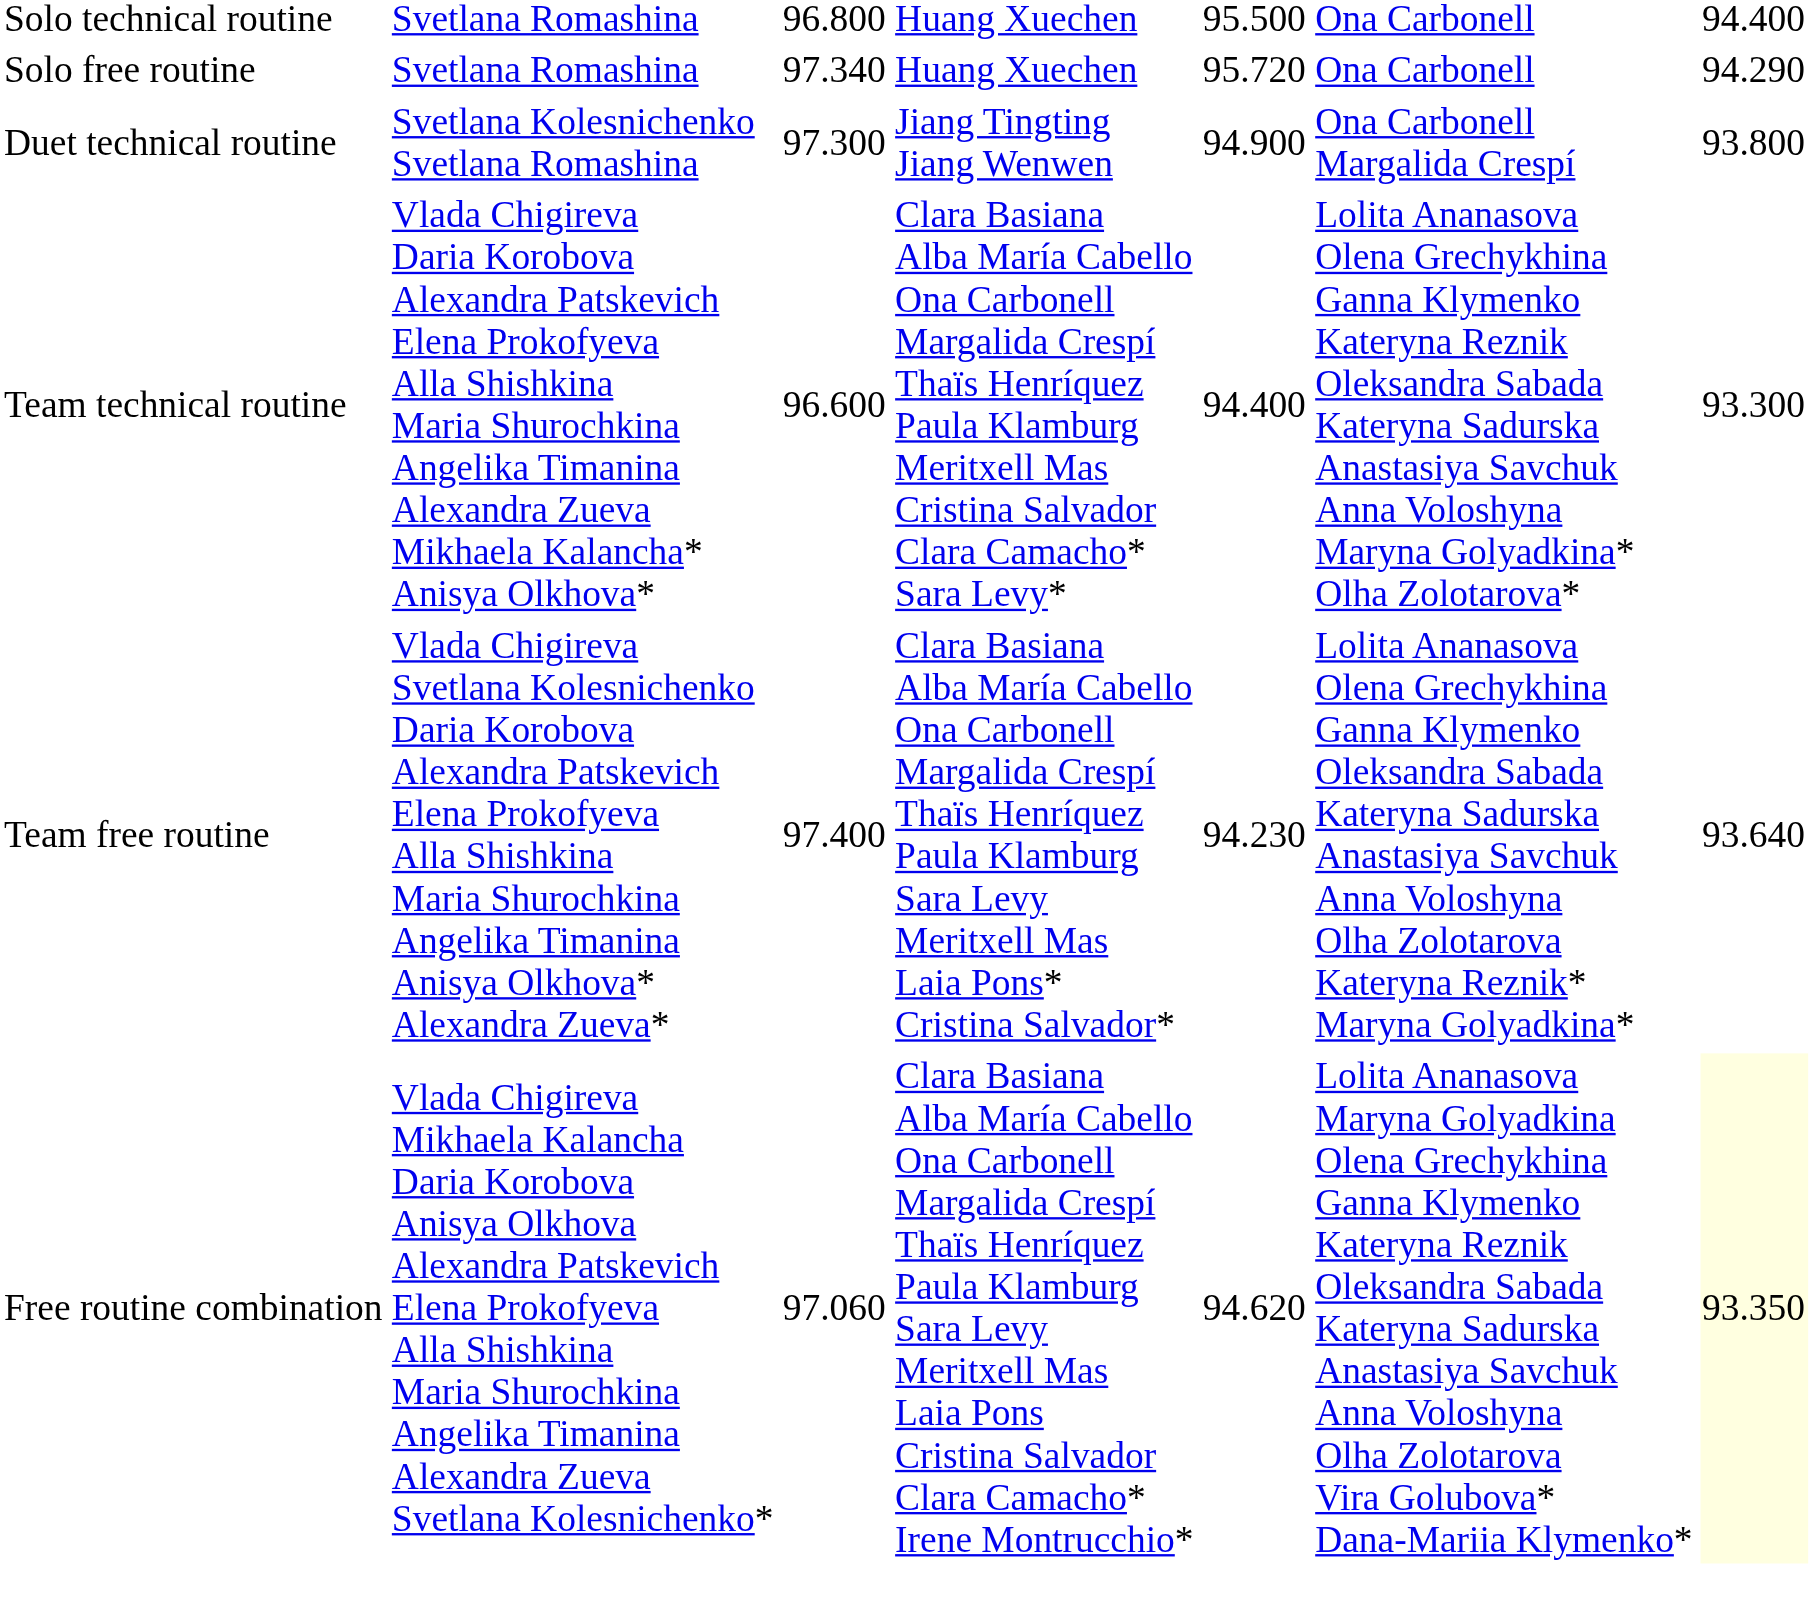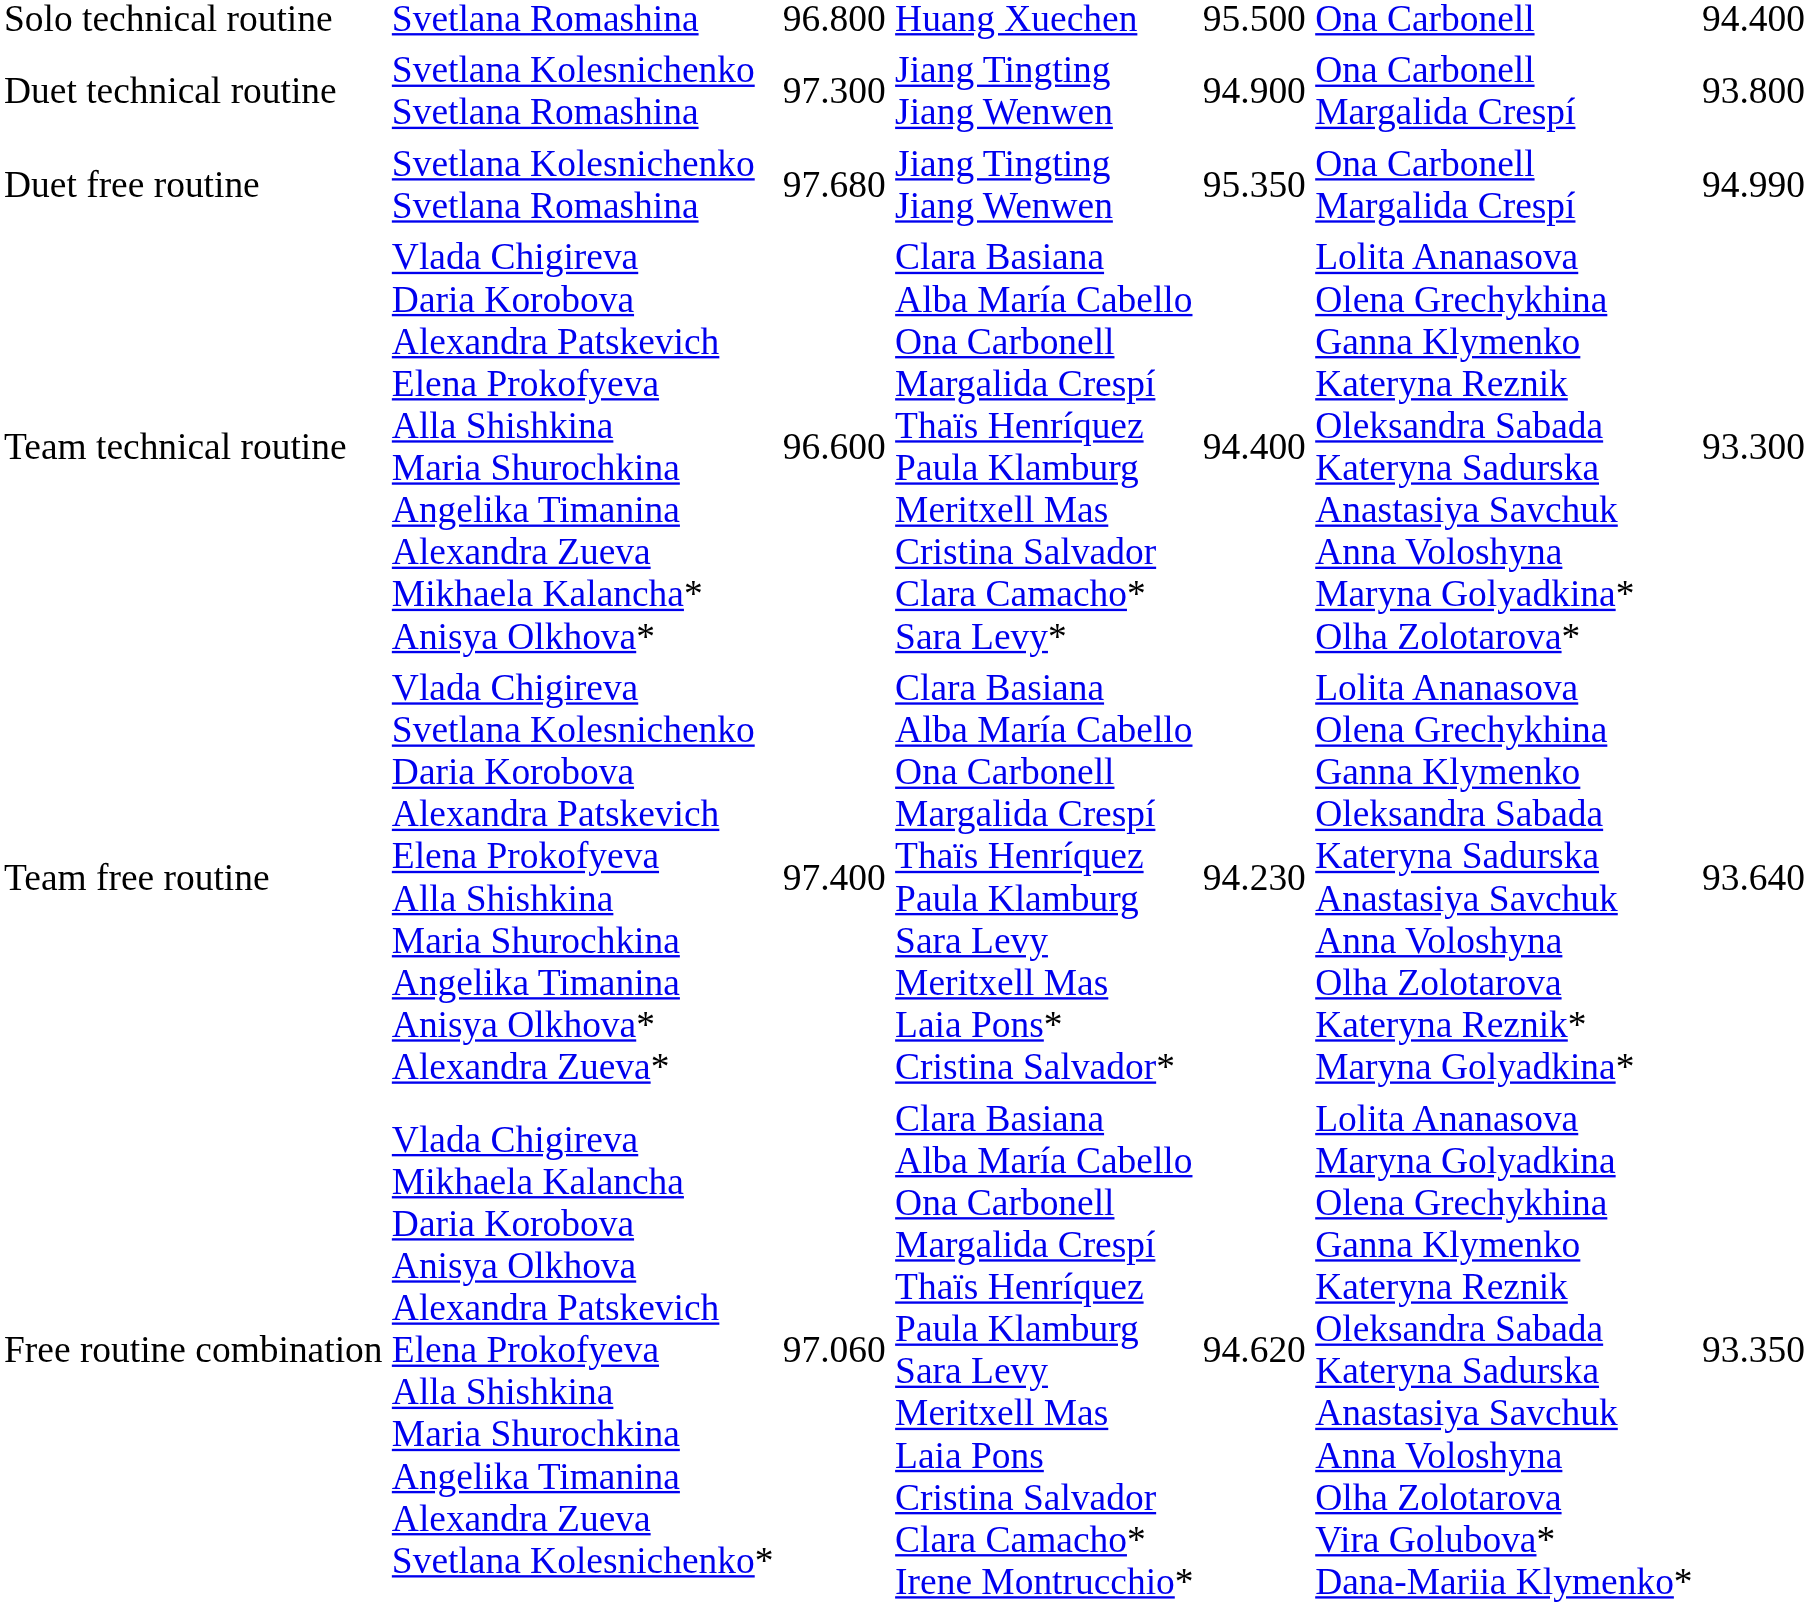- row: (130, 69)
+ row: (132, 184)
(1753, 1307) lightyellow background -> (1753, 1349) no background
